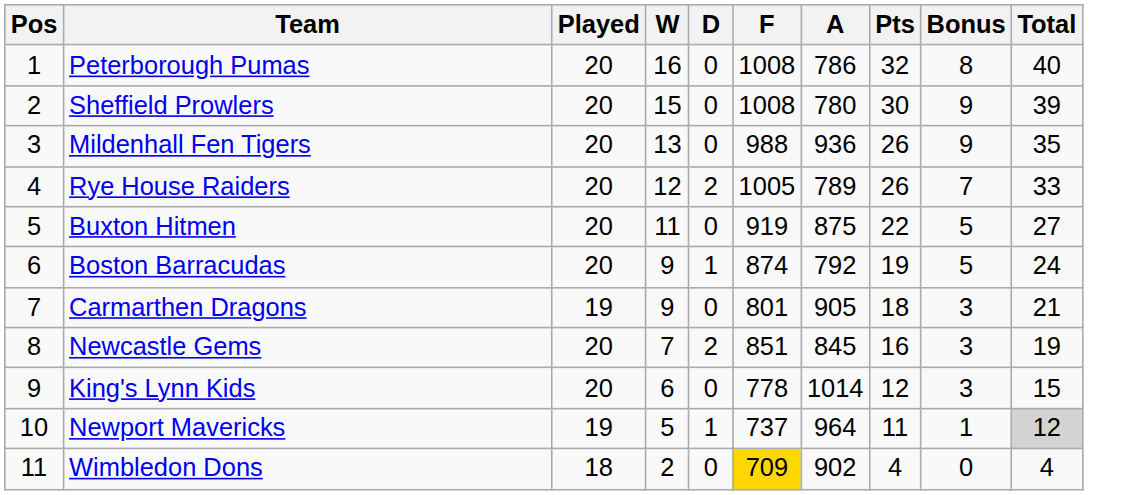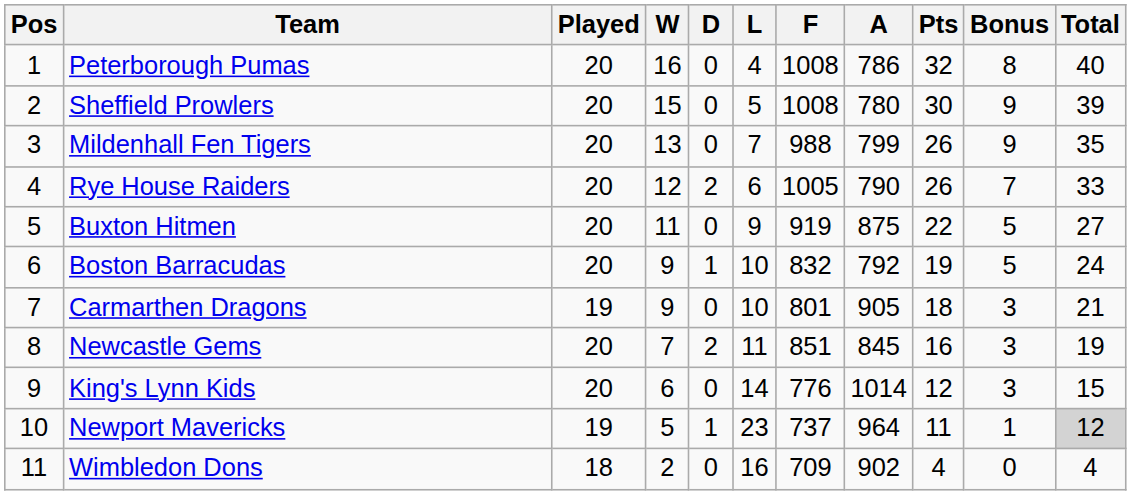+ column: (754, 24)
(835, 145) 936 -> (879, 145) 799
(835, 186) 789 -> (879, 186) 790
(767, 266) 874 -> (810, 266) 832
(767, 387) 778 -> (810, 387) 776
(767, 468) gold background -> (810, 468) no background
